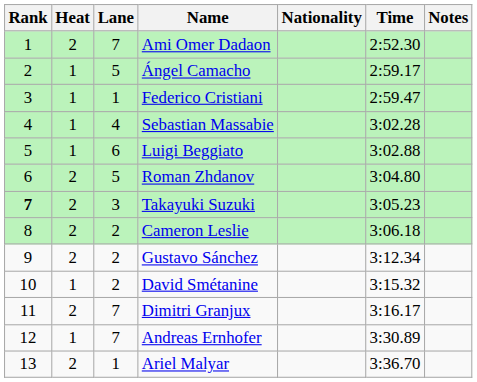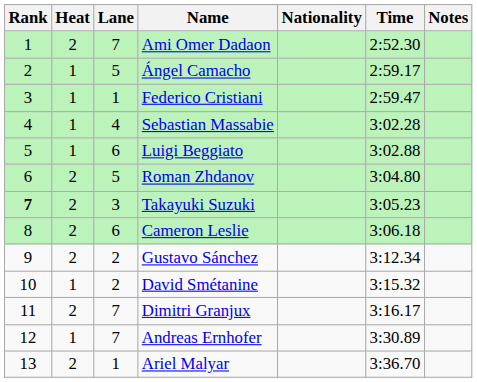(116, 230) 2 -> (116, 230) 6
